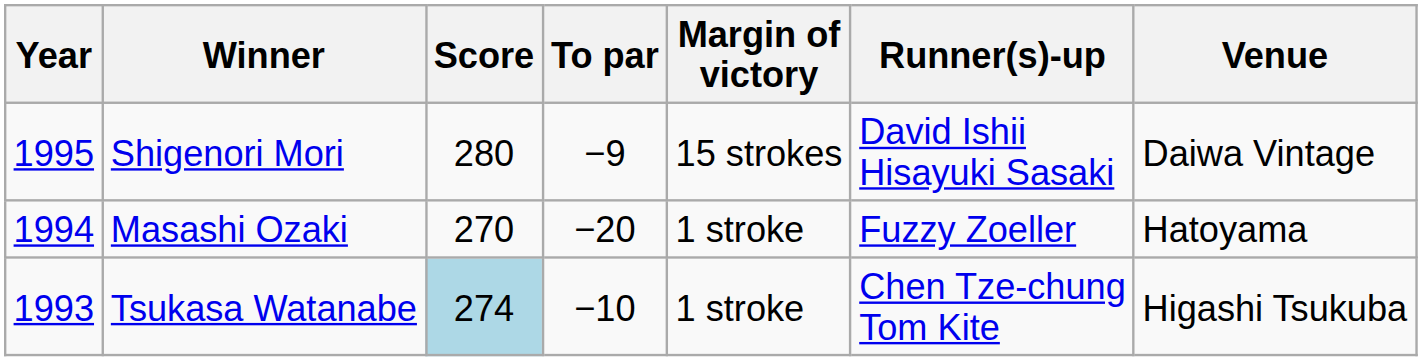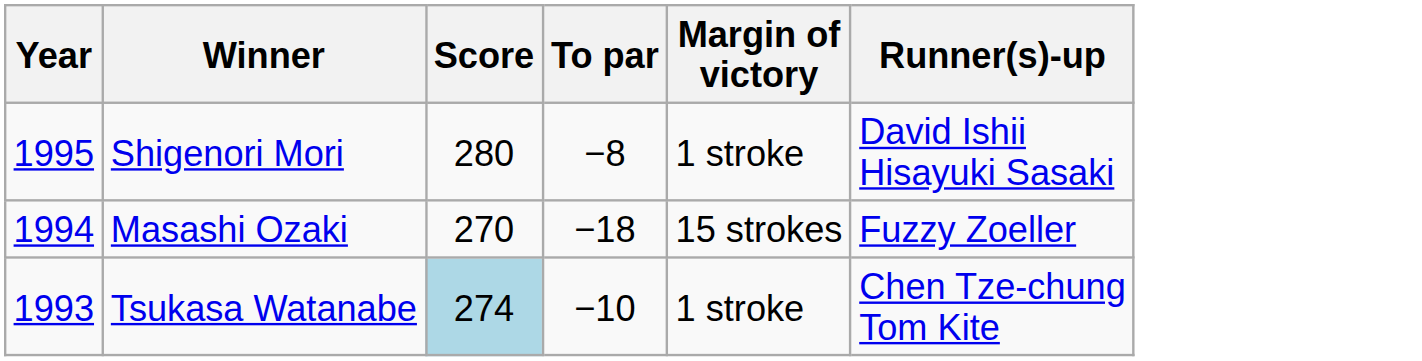- column: (1275, 54)
(605, 152) −9 -> (605, 152) −8
(759, 152) 15 strokes -> (740, 152) 1 stroke
(605, 229) −20 -> (605, 229) −18
(740, 229) 1 stroke -> (759, 229) 15 strokes
